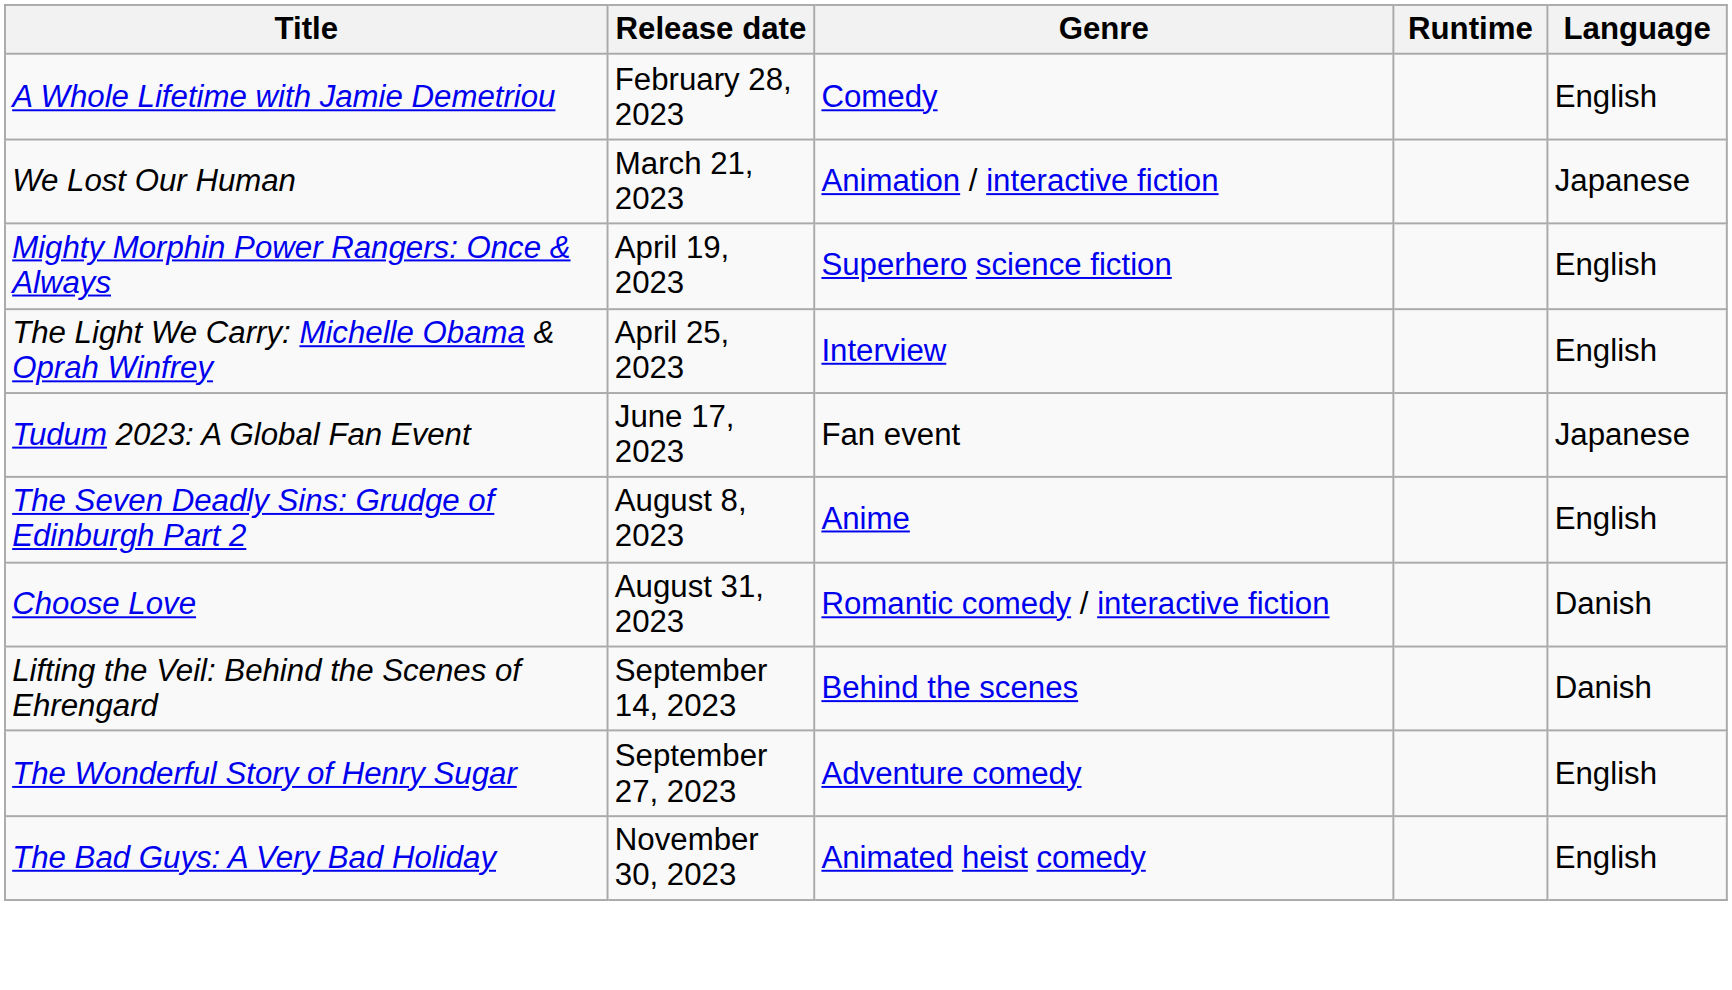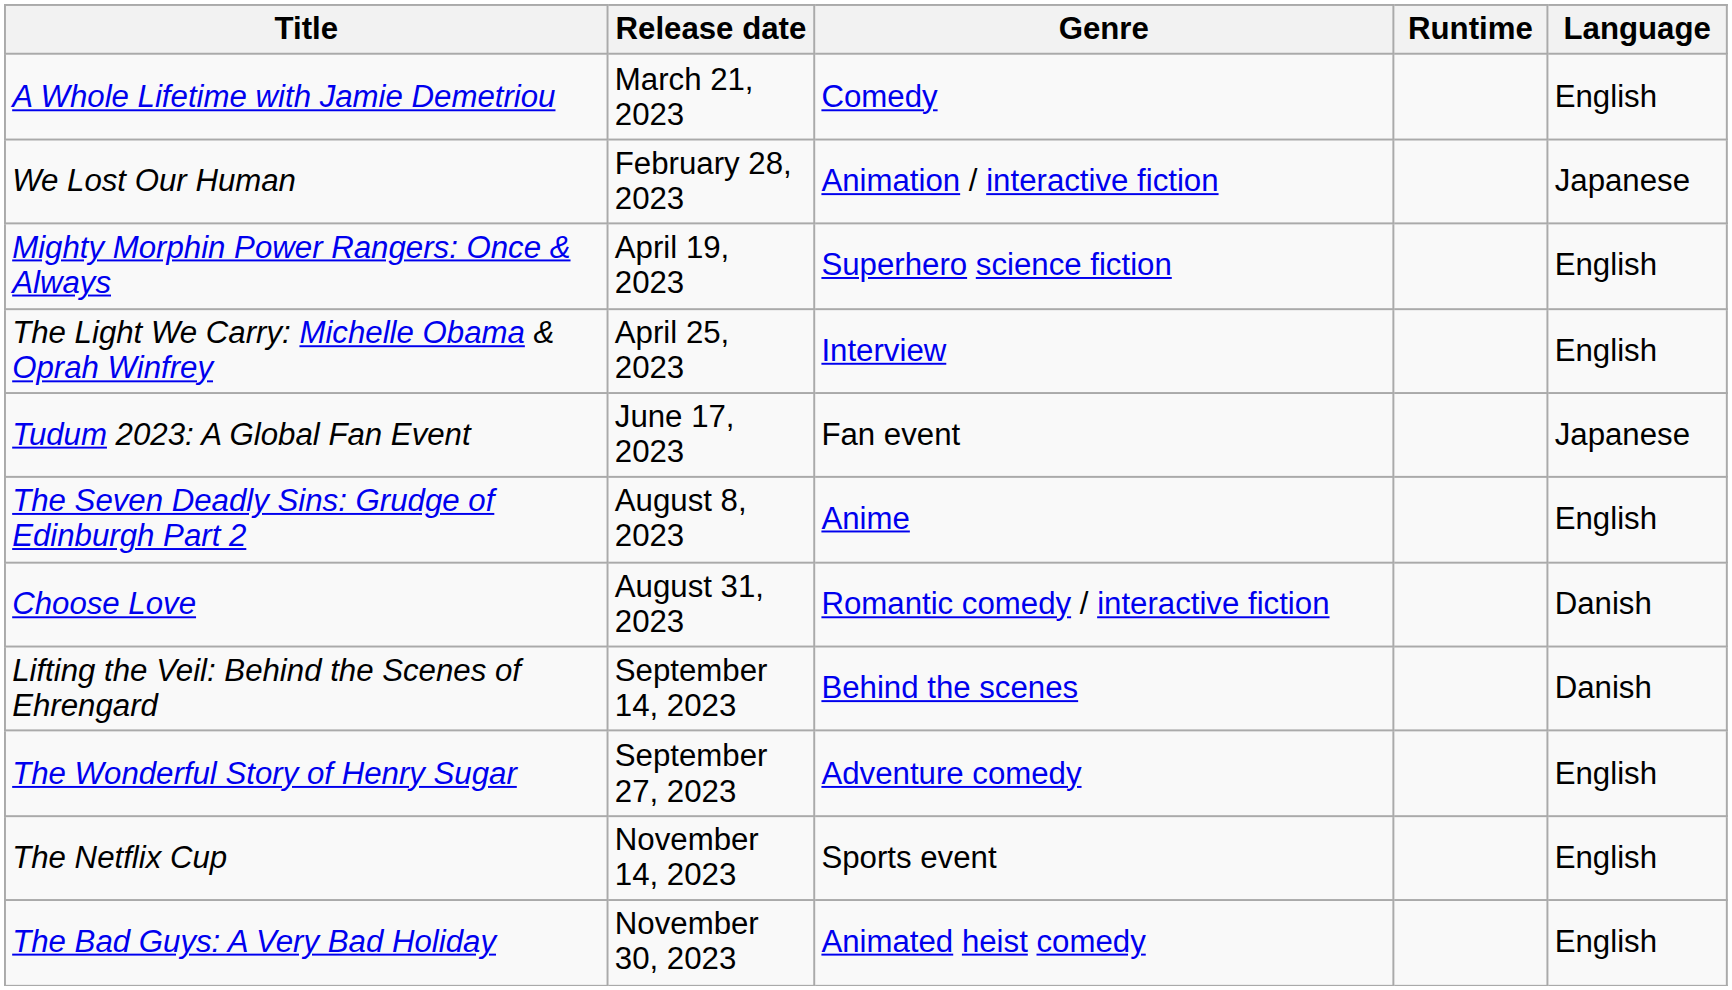(703, 96) February 28, 2023 -> (684, 96) March 21, 2023
(684, 180) March 21, 2023 -> (703, 180) February 28, 2023
+ row: (120, 857)
